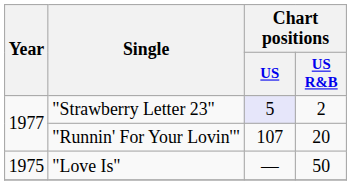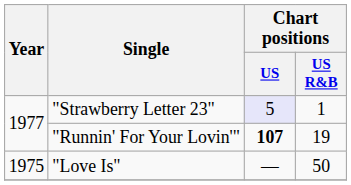(321, 109) 2 -> (321, 109) 1
(270, 137) normal -> (270, 137) bold
(321, 137) 20 -> (321, 137) 19
